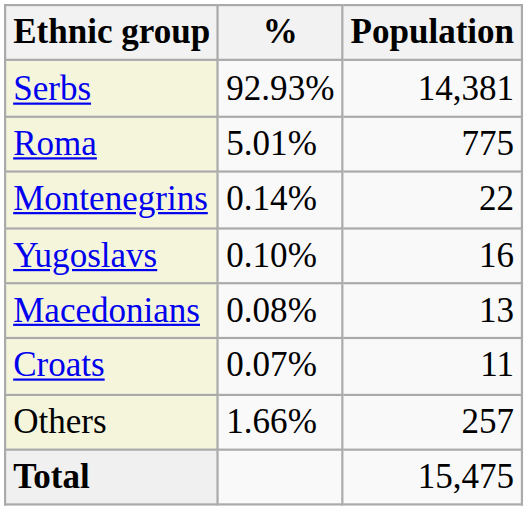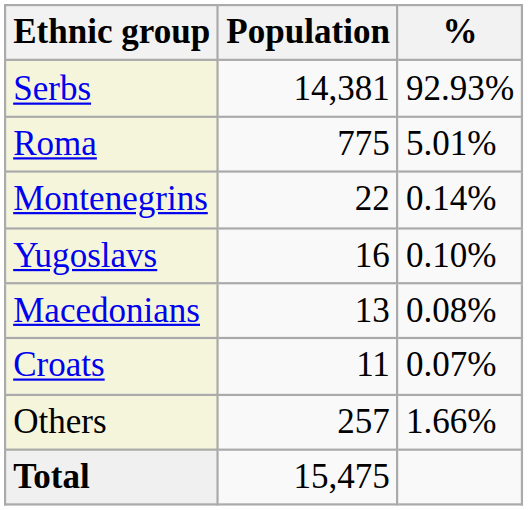columns swapped: (432, 32) <-> (280, 32)
